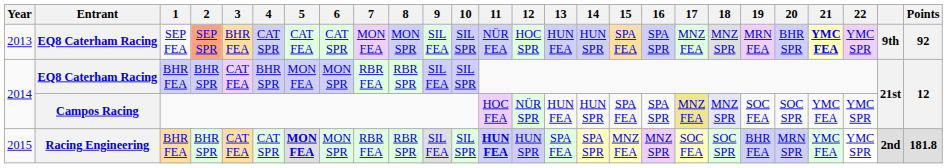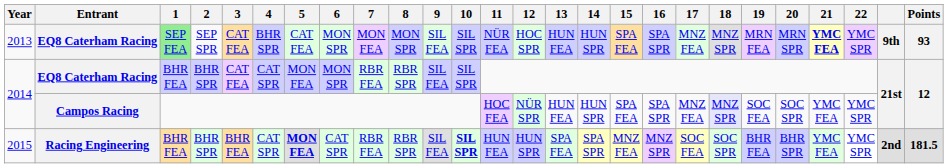(176, 41) no background -> (176, 41) lightgreen background
(207, 41) lightsalmon background -> (207, 41) no background
(238, 41) BHR FEA -> (237, 41) CAT FEA
(268, 41) CAT SPR -> (268, 41) BHR SPR
(337, 41) CAT SPR -> (337, 41) MON SPR
(792, 41) BHR SPR -> (792, 41) MRN SPR
(923, 41) 92 -> (924, 41) 93
(268, 76) BHR SPR -> (268, 76) CAT SPR
(692, 110) khaki background -> (692, 110) no background
(237, 145) CAT FEA -> (238, 145) BHR FEA
(337, 145) MON SPR -> (337, 145) CAT SPR
(465, 145) normal -> (466, 145) bold
(496, 145) bold -> (497, 145) normal
(792, 145) MRN SPR -> (792, 145) BHR SPR
(923, 145) 181.8 -> (924, 145) 181.5
